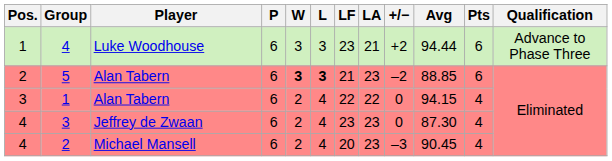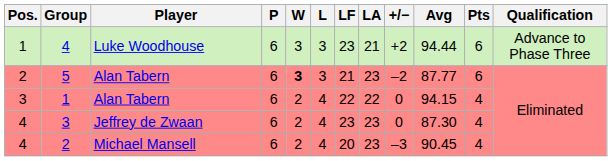(322, 76) bold -> (322, 76) normal
(439, 76) 88.85 -> (439, 76) 87.77
